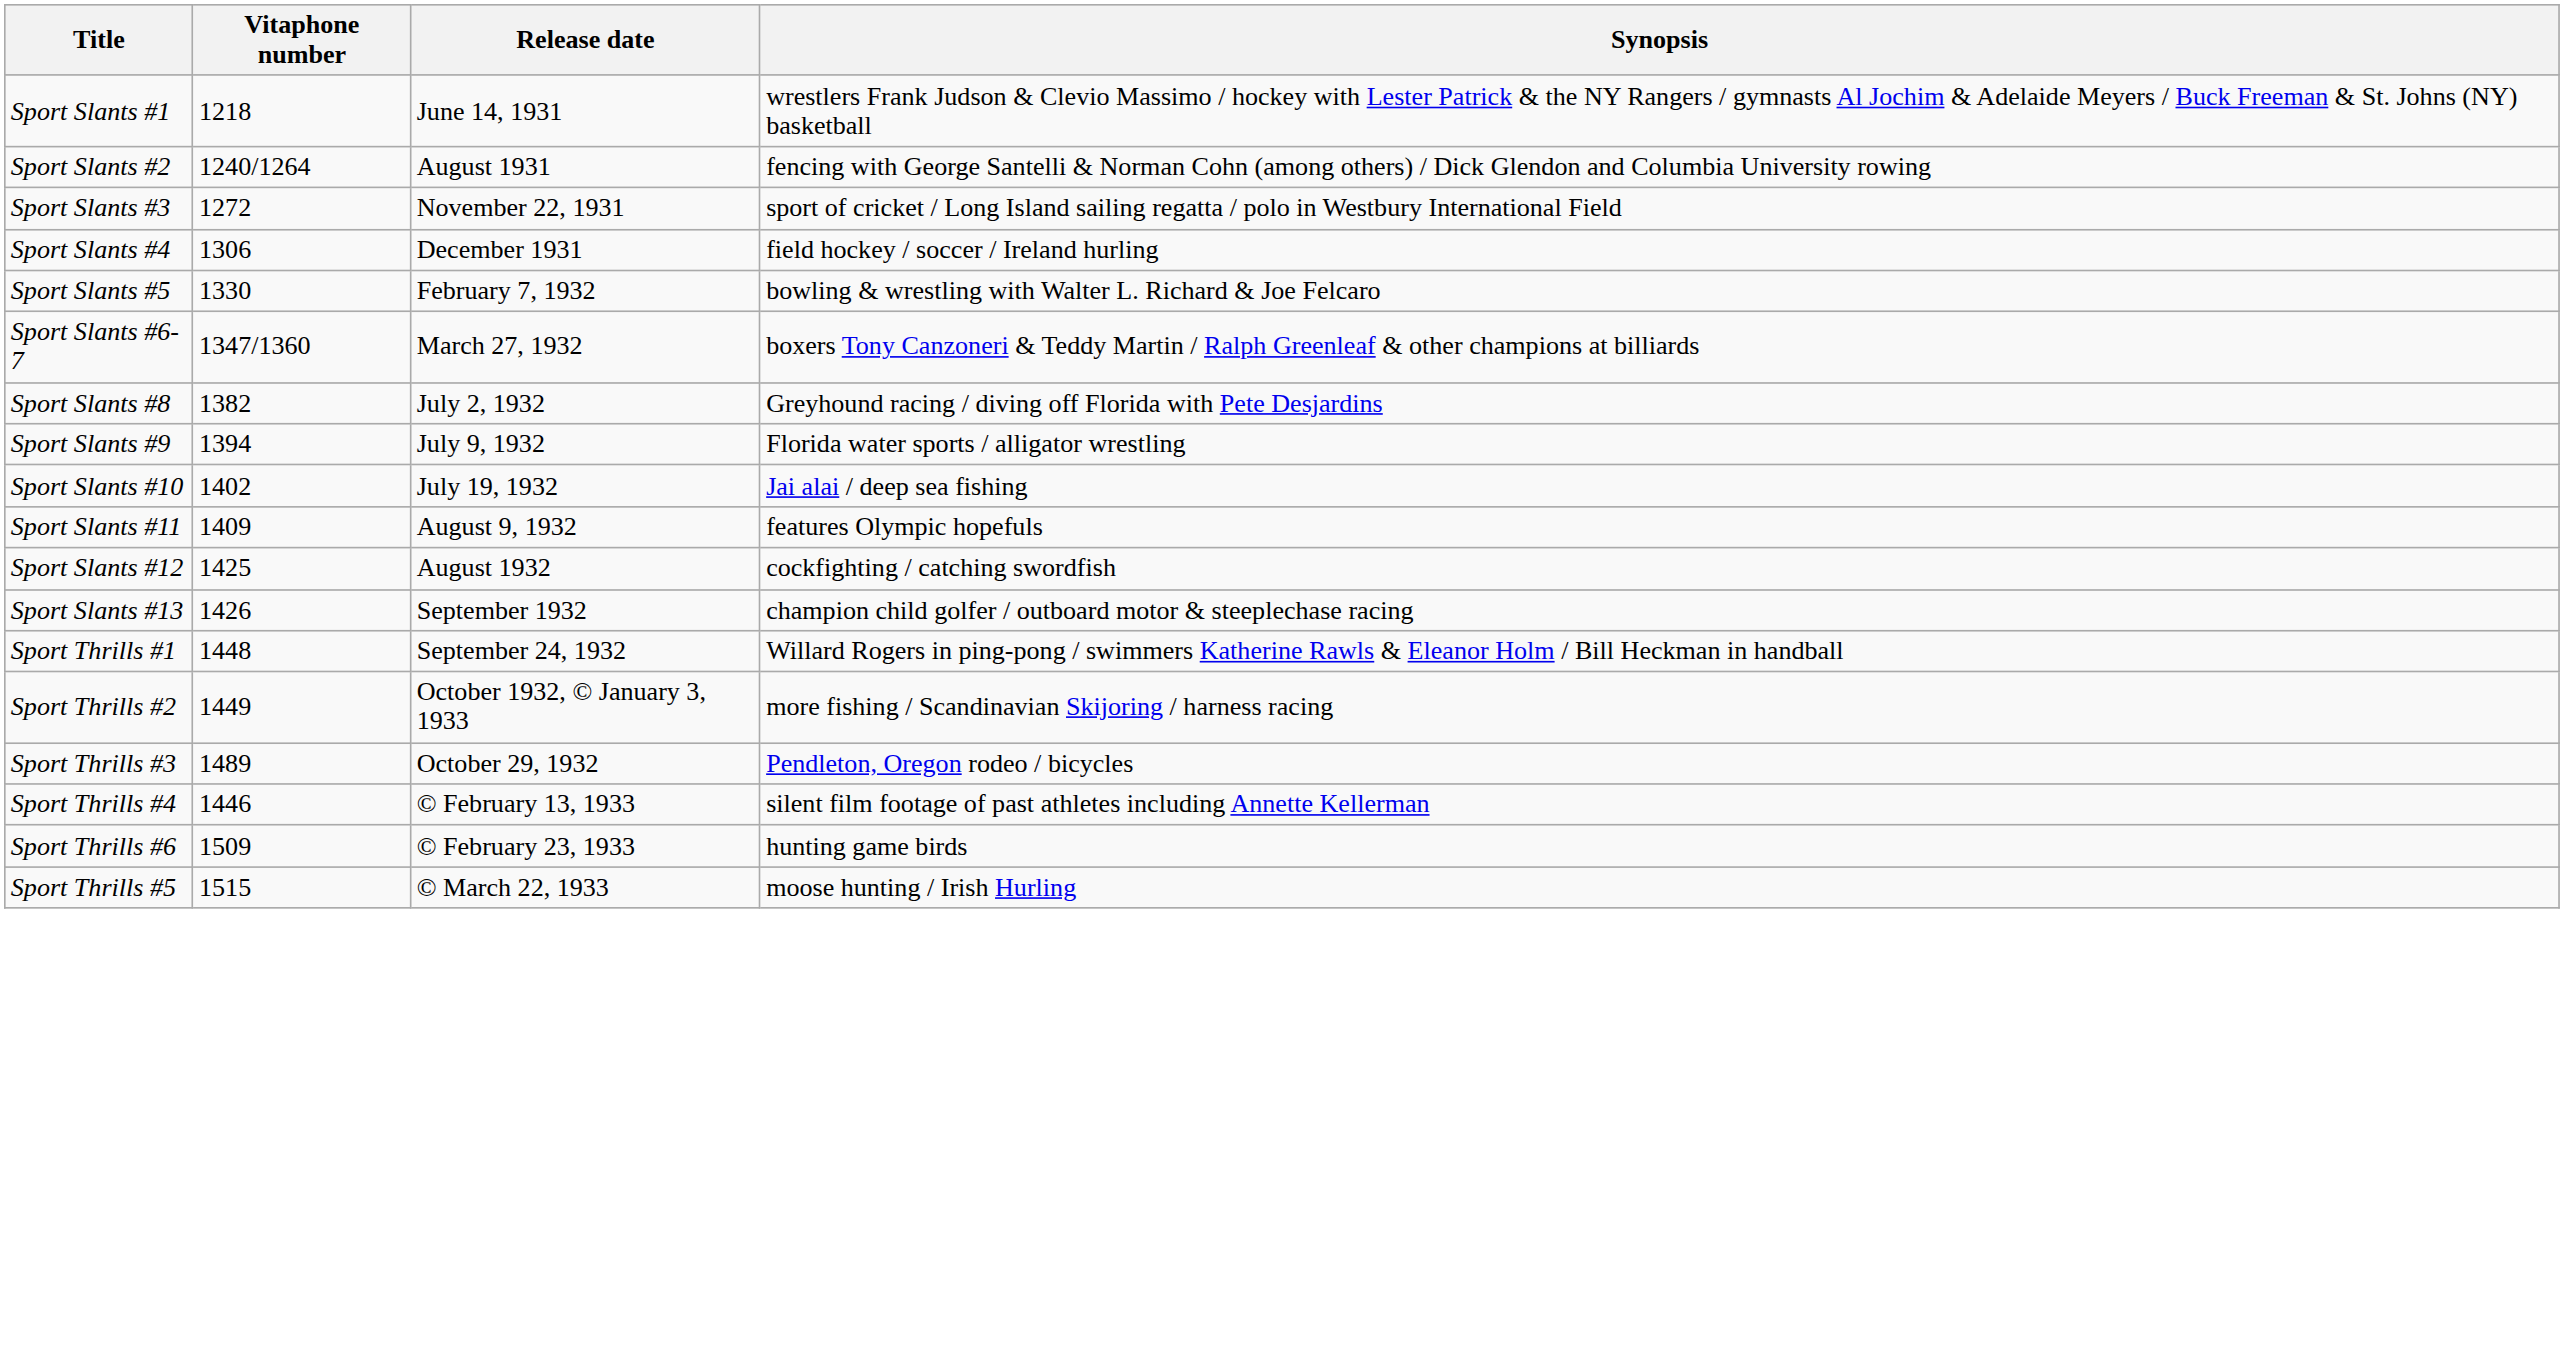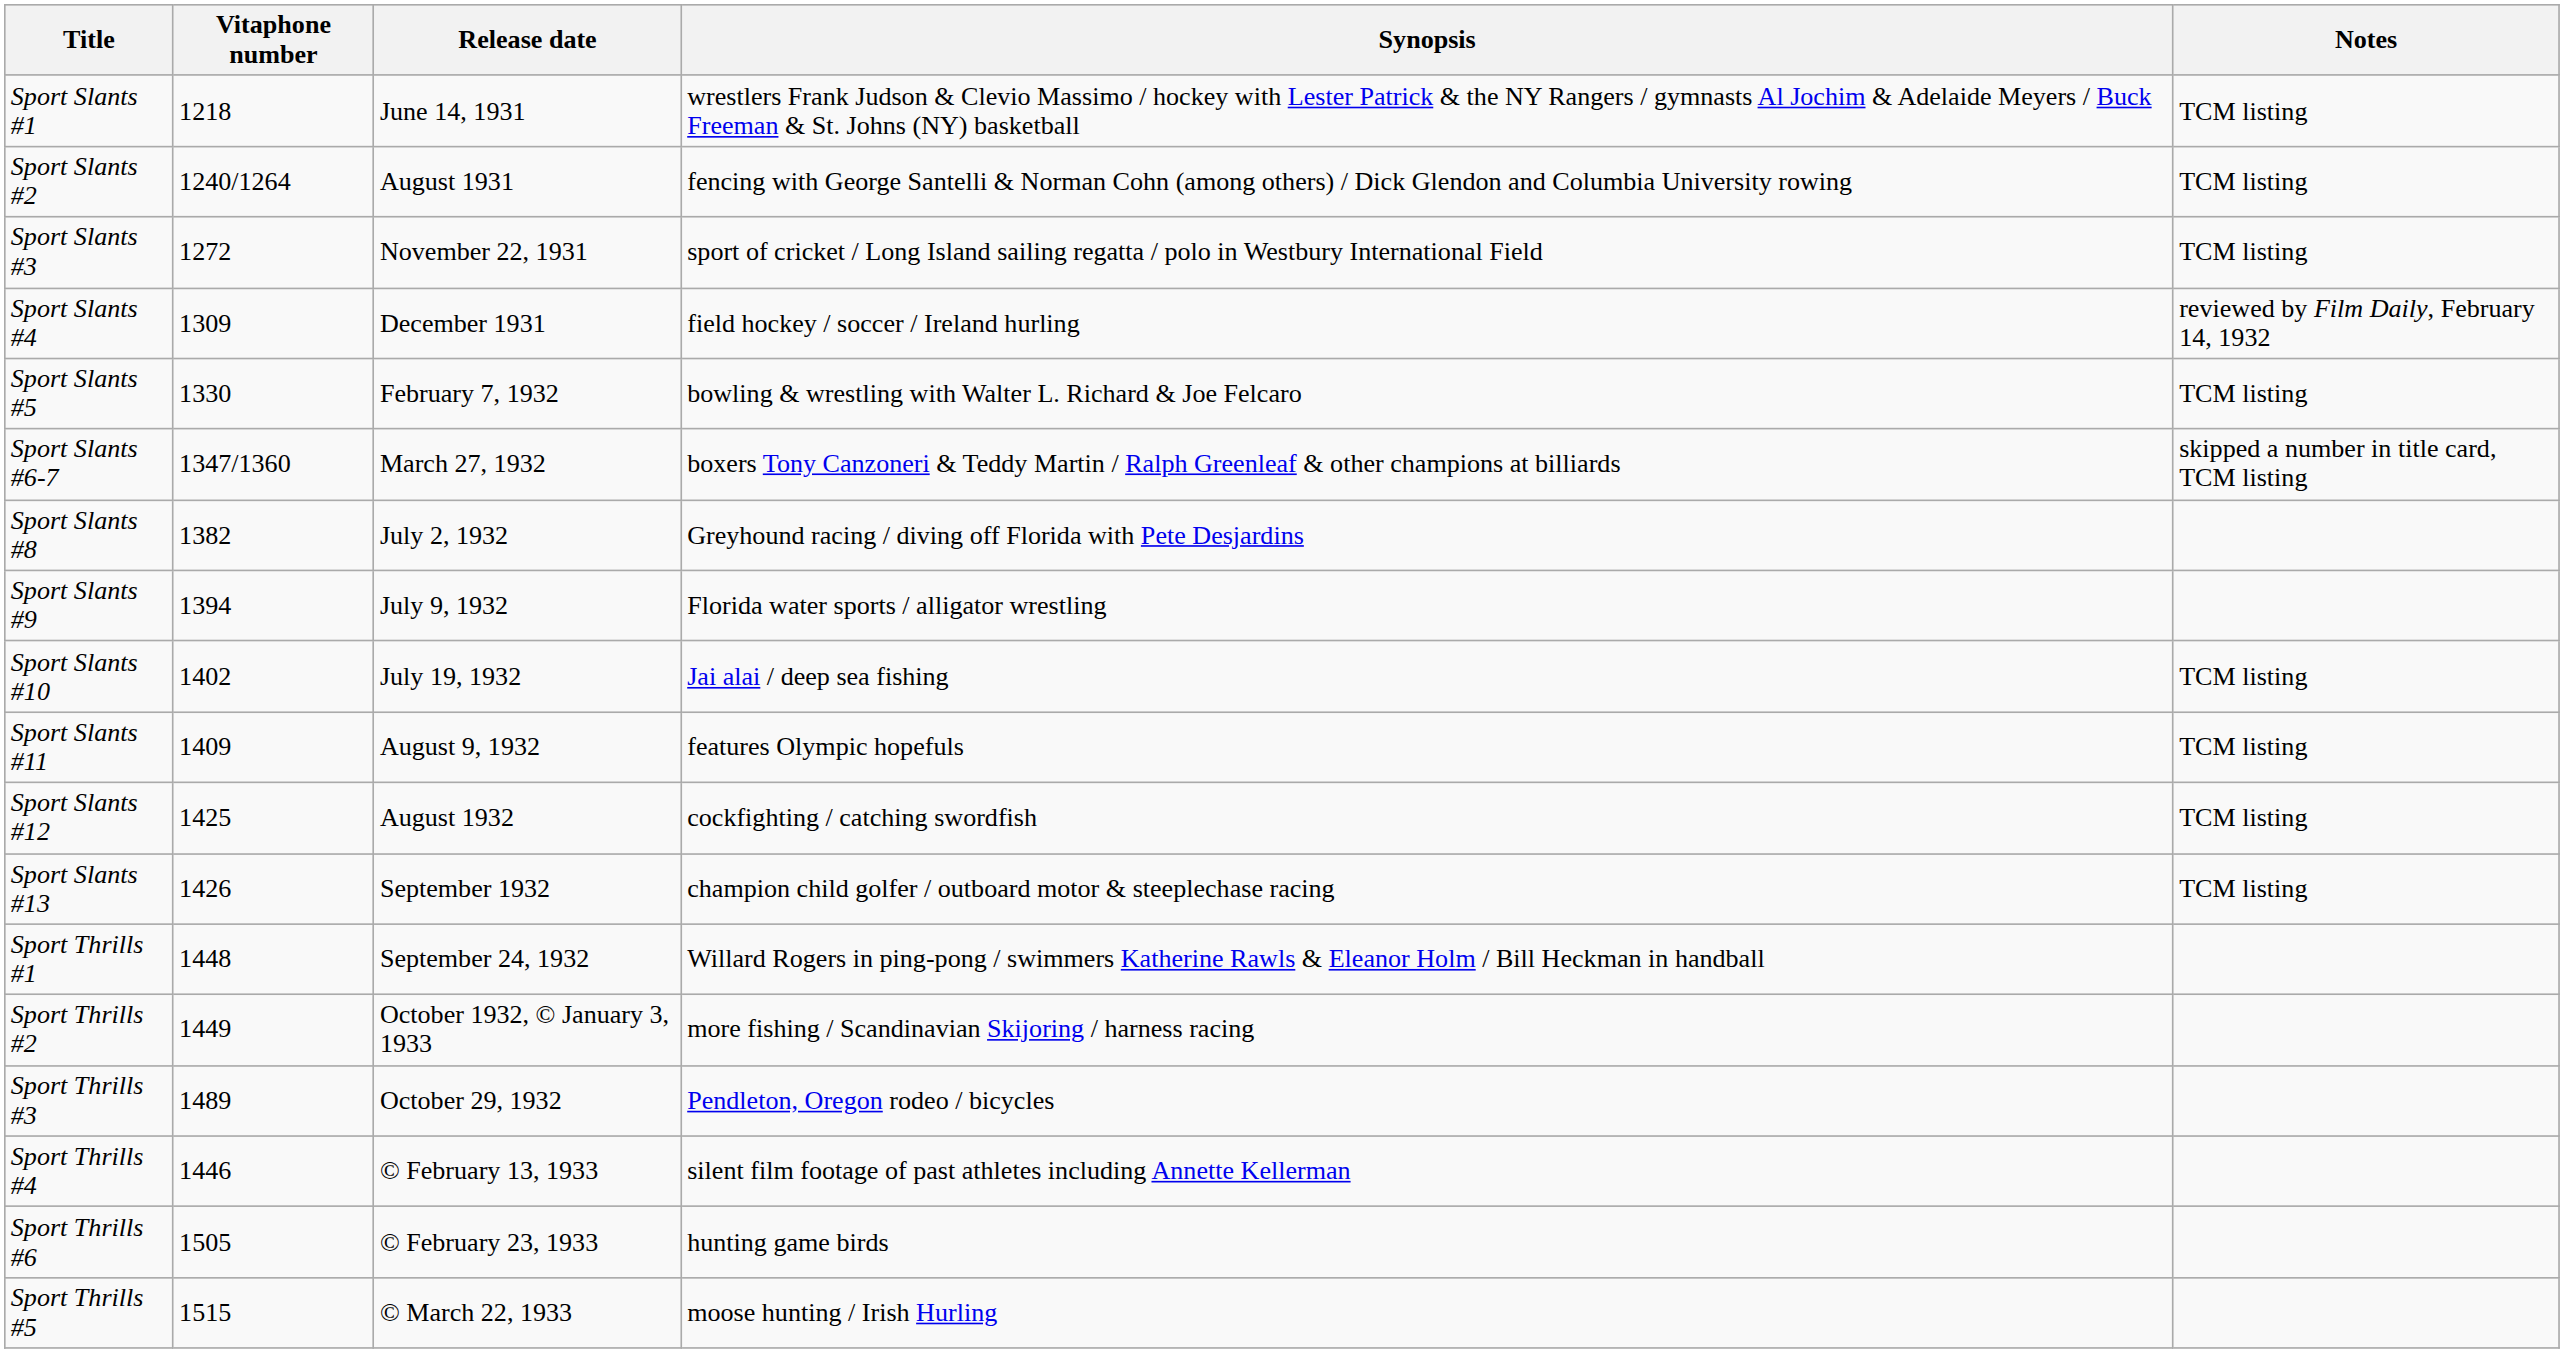+ column: (2366, 39)
(225, 249) 1306 -> (205, 322) 1309
(225, 845) 1509 -> (205, 1241) 1505
